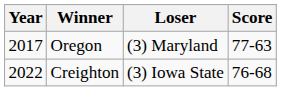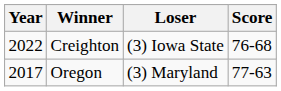rows swapped: (76, 45) <-> (85, 72)
